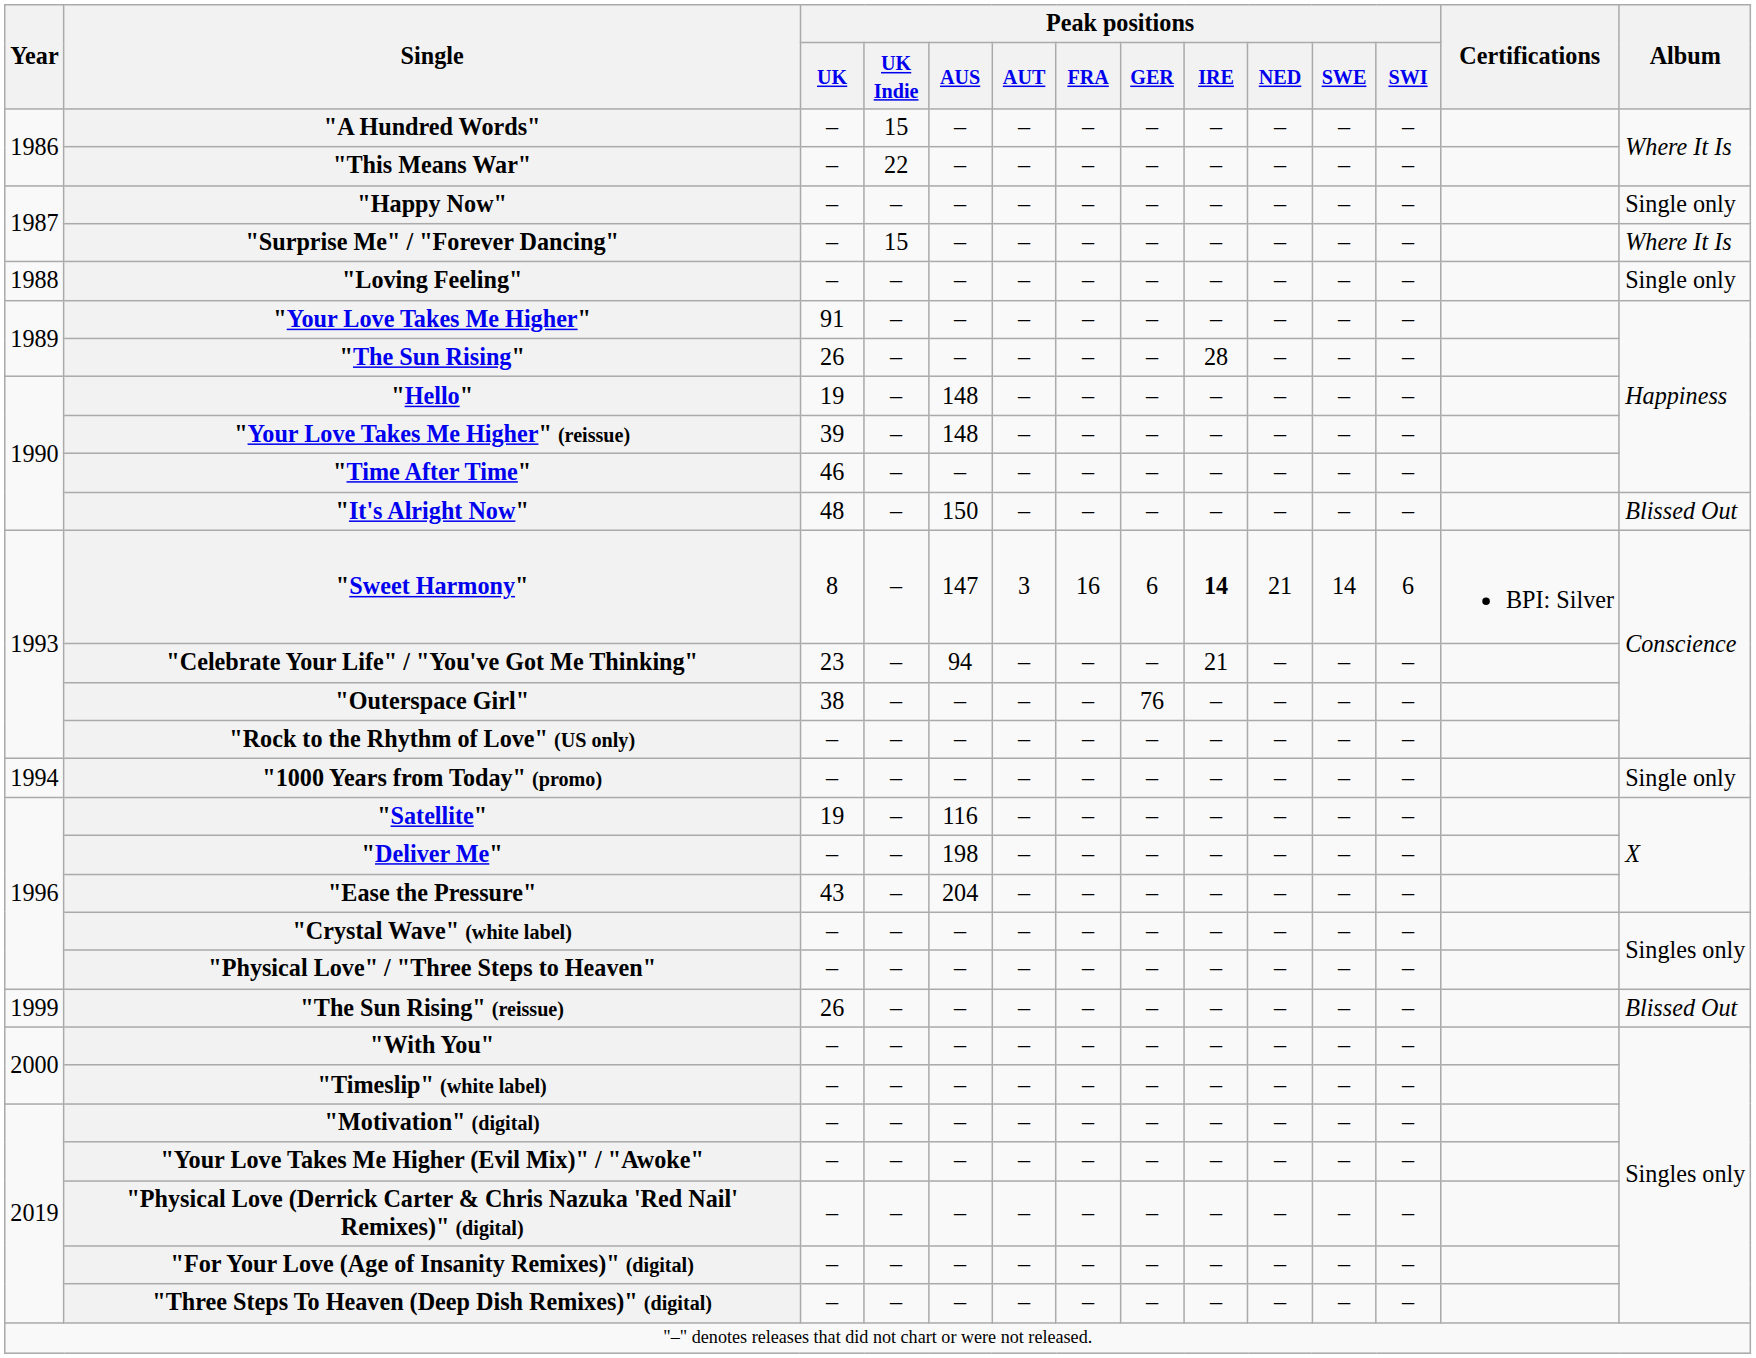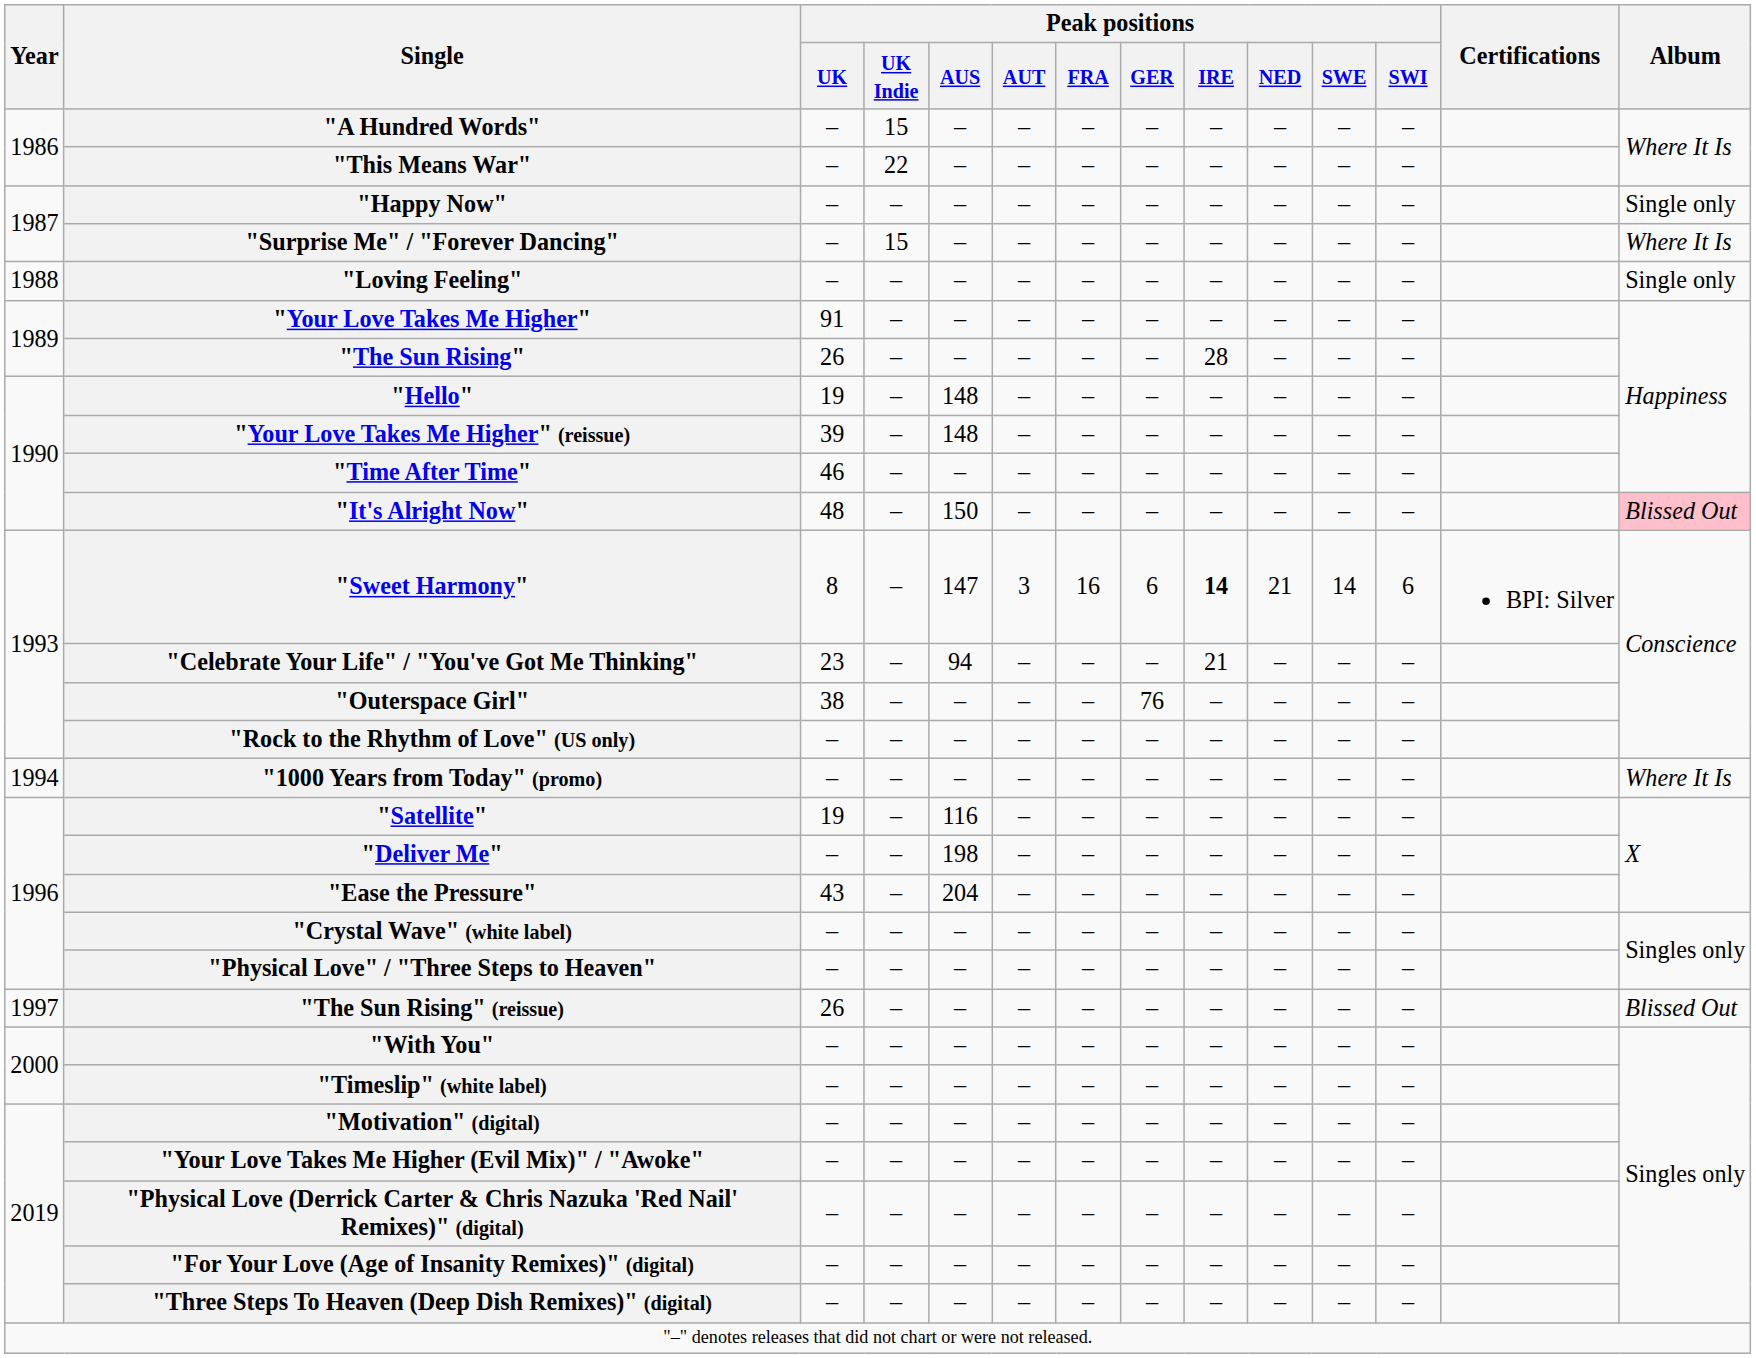(1681, 510) no background -> (1681, 510) pink background
(1681, 777) Single only -> (1678, 777) Where It Is
(34, 1007) 1999 -> (34, 1007) 1997
